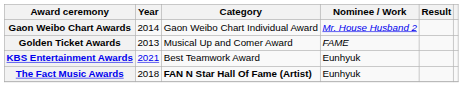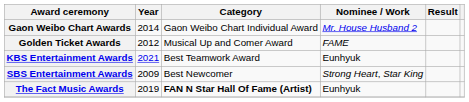(148, 43) 2013 -> (148, 43) 2012
+ row: (70, 74)
(148, 74) 2018 -> (148, 89) 2019
